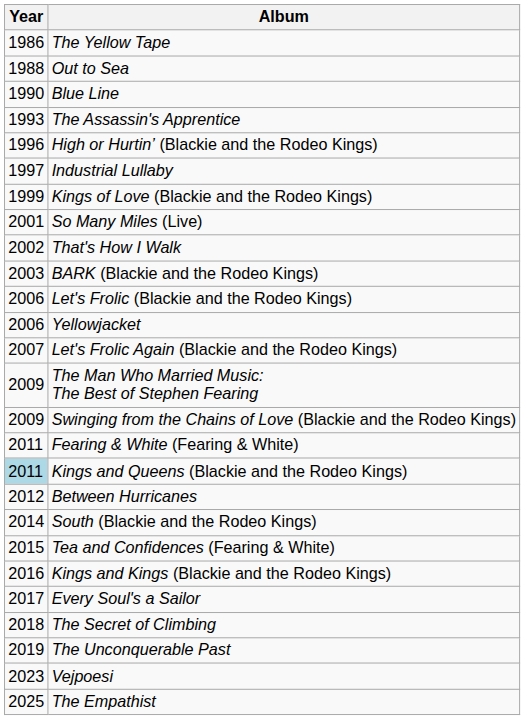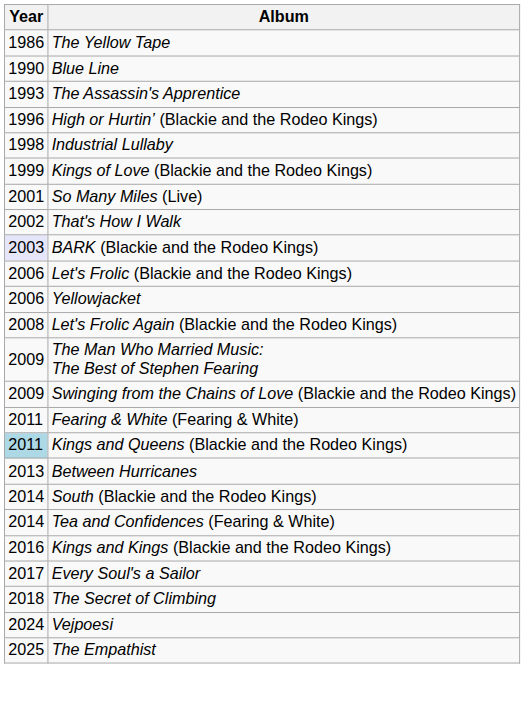- row: (90, 68)
(26, 171) 1997 -> (26, 145) 1998
(26, 273) no background -> (26, 247) lavender background
(26, 350) 2007 -> (26, 324) 2008
(26, 496) 2012 -> (26, 471) 2013
(26, 548) 2015 -> (26, 522) 2014
- row: (141, 650)
(26, 676) 2023 -> (26, 624) 2024
